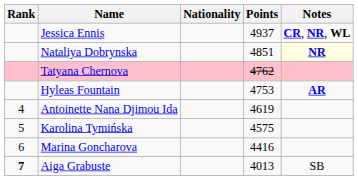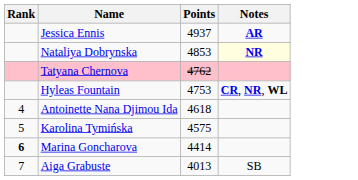- column: (212, 14)
(317, 33) CR, NR, WL -> (254, 33) AR
(262, 52) 4851 -> (199, 52) 4853
(317, 90) AR -> (254, 90) CR, NR, WL
(262, 109) 4619 -> (199, 109) 4618
(21, 147) normal -> (21, 147) bold
(262, 147) 4416 -> (199, 147) 4414
(21, 166) bold -> (21, 166) normal
